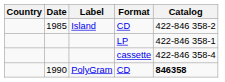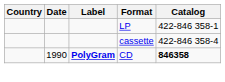- row: (57, 26)
(92, 70) normal -> (93, 55) bold
